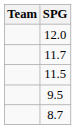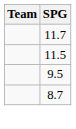- row: (55, 34)
